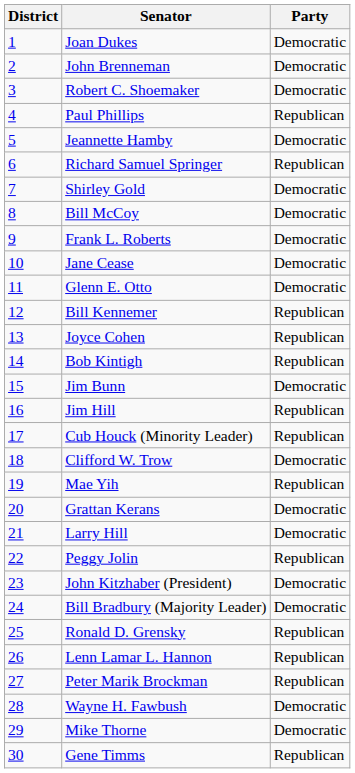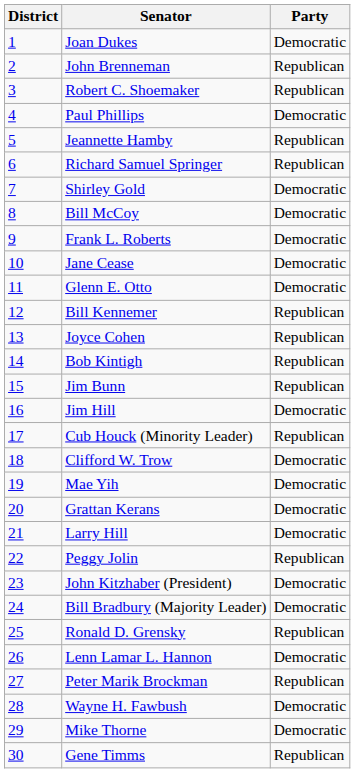(310, 66) Democratic -> (309, 66) Republican
(310, 90) Democratic -> (309, 90) Republican
(309, 115) Republican -> (310, 115) Democratic
(310, 139) Democratic -> (309, 139) Republican
(310, 386) Democratic -> (309, 386) Republican
(309, 410) Republican -> (310, 410) Democratic
(309, 484) Republican -> (310, 484) Democratic
(309, 656) Republican -> (310, 656) Democratic
